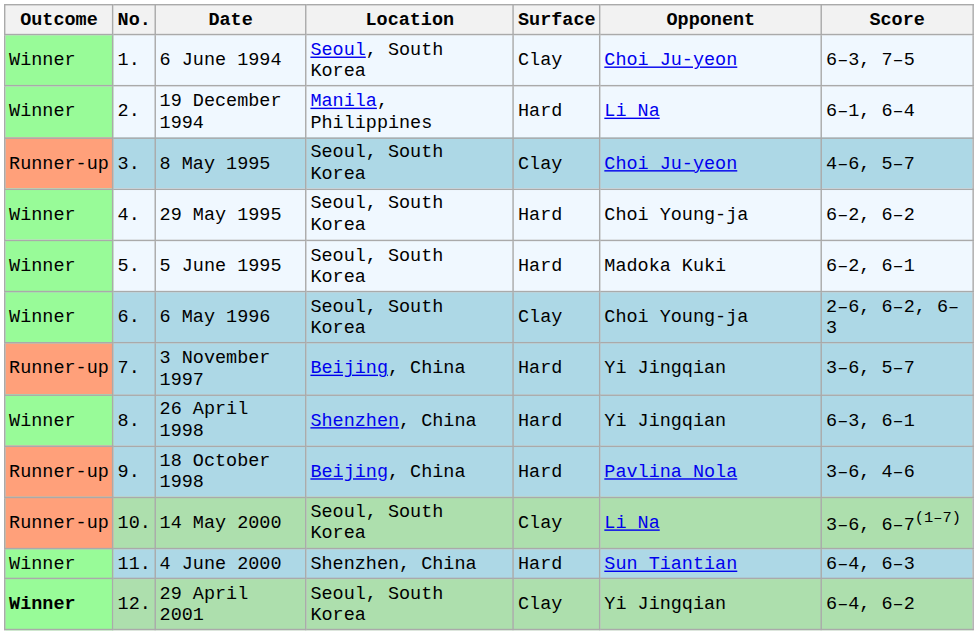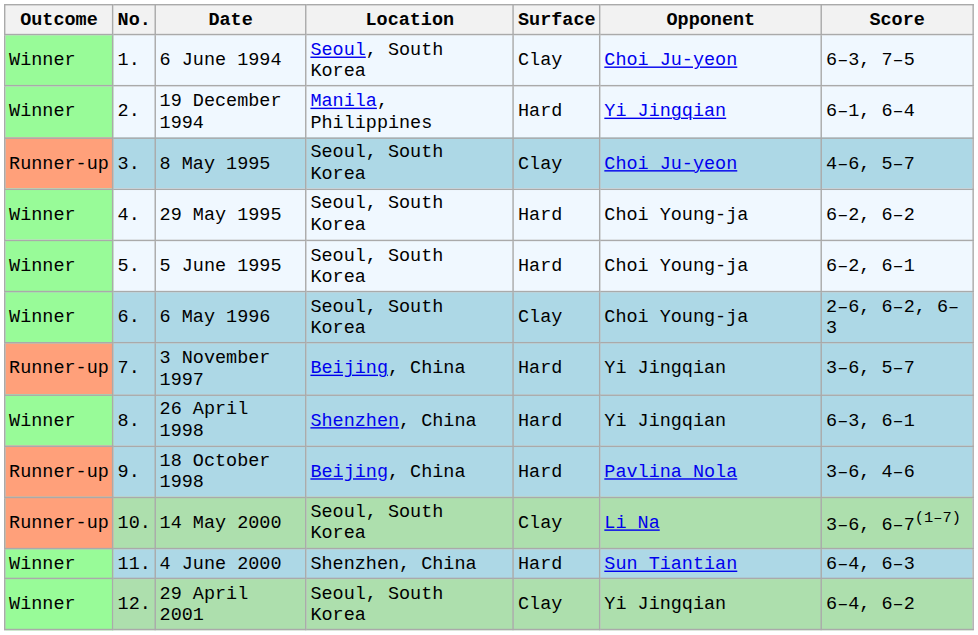(632, 112) Li Na -> (665, 112) Yi Jingqian
(665, 266) Madoka Kuki -> (676, 266) Choi Young-ja
(42, 604) bold -> (42, 604) normal
